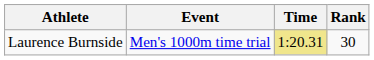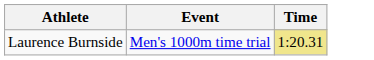- column: (348, 17)
